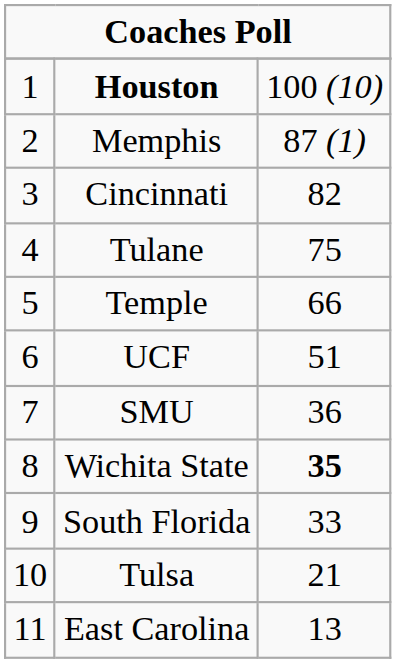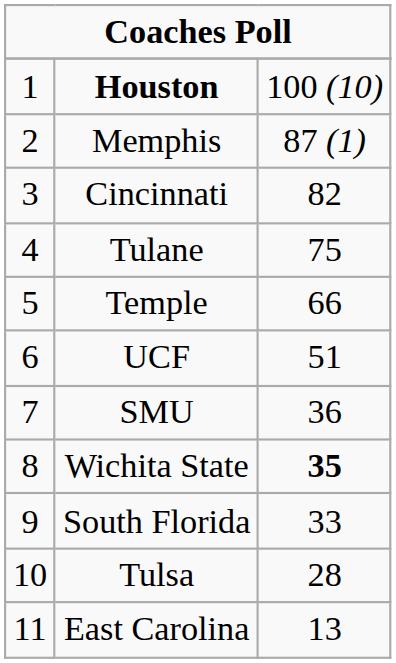(325, 574) 21 -> (325, 574) 28
